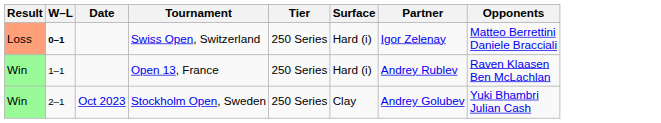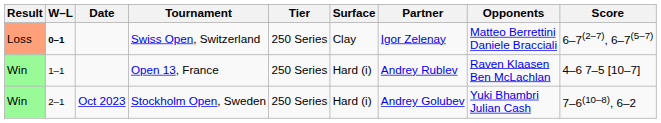+ column: (608, 13)
(352, 38) Hard (i) -> (344, 38) Clay
(344, 102) Clay -> (352, 102) Hard (i)
